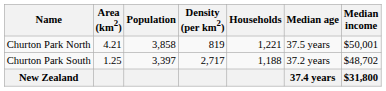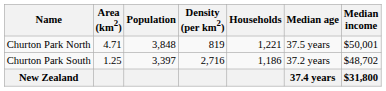(112, 44) 4.21 -> (112, 44) 4.71
(164, 44) 3,858 -> (164, 44) 3,848
(213, 61) 2,717 -> (213, 61) 2,716
(270, 61) 1,188 -> (270, 61) 1,186
